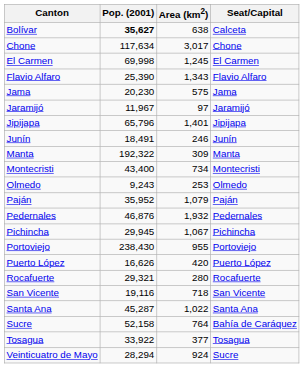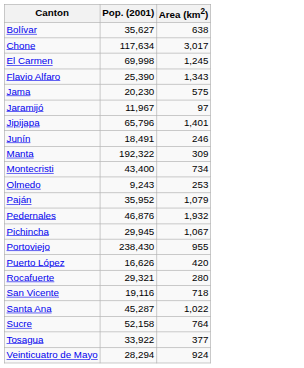- column: (255, 13)
(139, 30) bold -> (139, 30) normal
